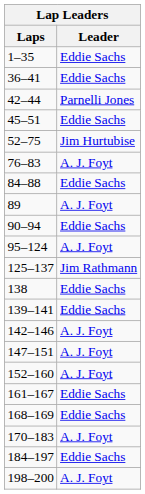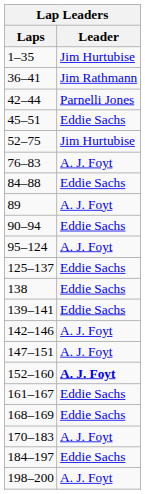(93, 57) Eddie Sachs -> (98, 57) Jim Hurtubise
(93, 78) Eddie Sachs -> (99, 78) Jim Rathmann
(99, 267) Jim Rathmann -> (93, 267) Eddie Sachs
(86, 373) normal -> (88, 373) bold
